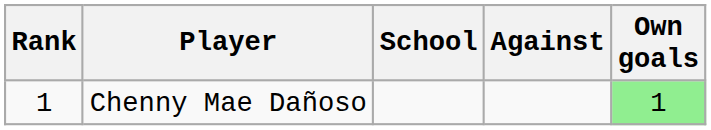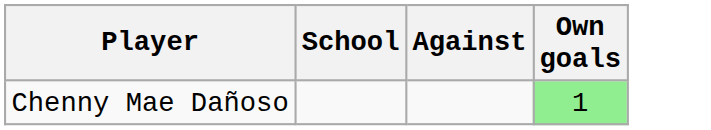- column: (44, 43)
